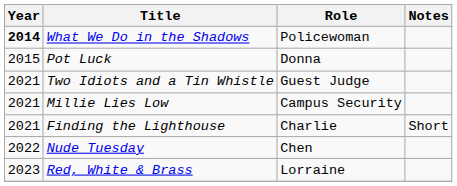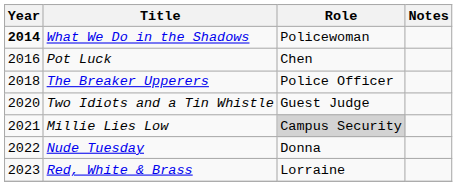(24, 60) 2015 -> (24, 60) 2016
(301, 60) Donna -> (296, 60) Chen
+ row: (128, 82)
(24, 82) 2021 -> (24, 104) 2020
(341, 104) no background -> (341, 126) lightgrey background
- row: (136, 126)
(296, 148) Chen -> (301, 148) Donna
